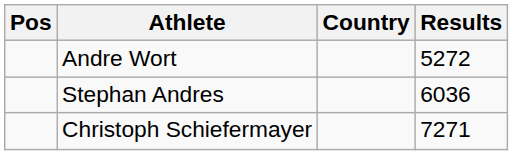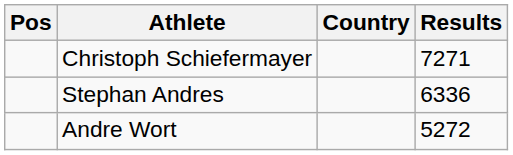rows swapped: (187, 130) <-> (119, 58)
(445, 94) 6036 -> (445, 94) 6336
